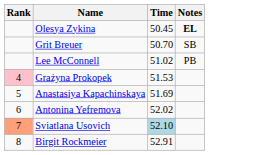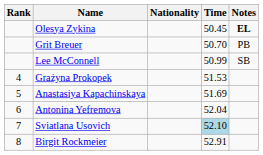+ column: (175, 12)
(190, 45) SB -> (244, 45) PB
(162, 61) 51.02 -> (215, 61) 50.99
(190, 61) PB -> (244, 61) SB
(19, 77) pink background -> (19, 77) no background
(162, 110) 52.02 -> (215, 110) 52.04
(19, 126) lightsalmon background -> (19, 126) no background
